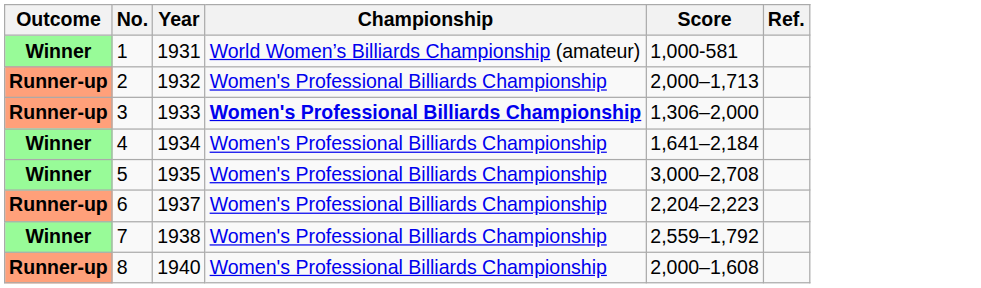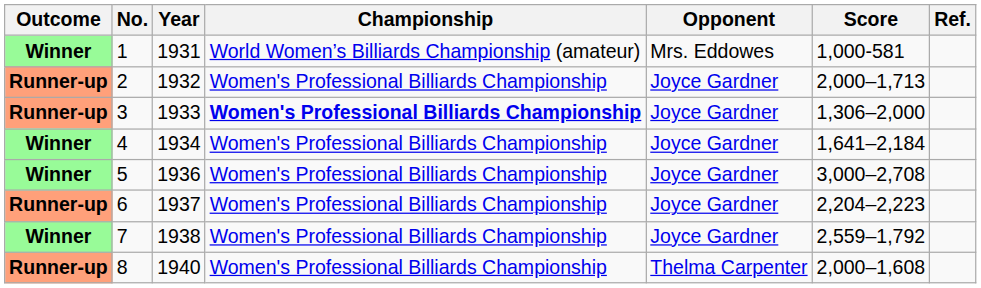+ column: (729, 19)
(179, 174) 1935 -> (179, 174) 1936
